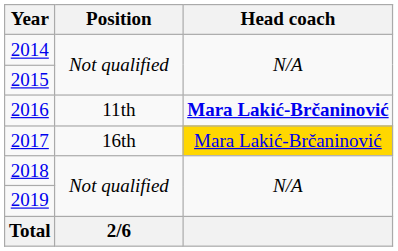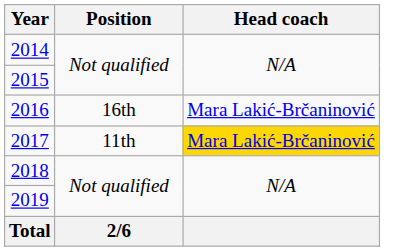(119, 110) 11th -> (119, 110) 16th
(288, 110) bold -> (281, 110) normal
(119, 140) 16th -> (119, 140) 11th
